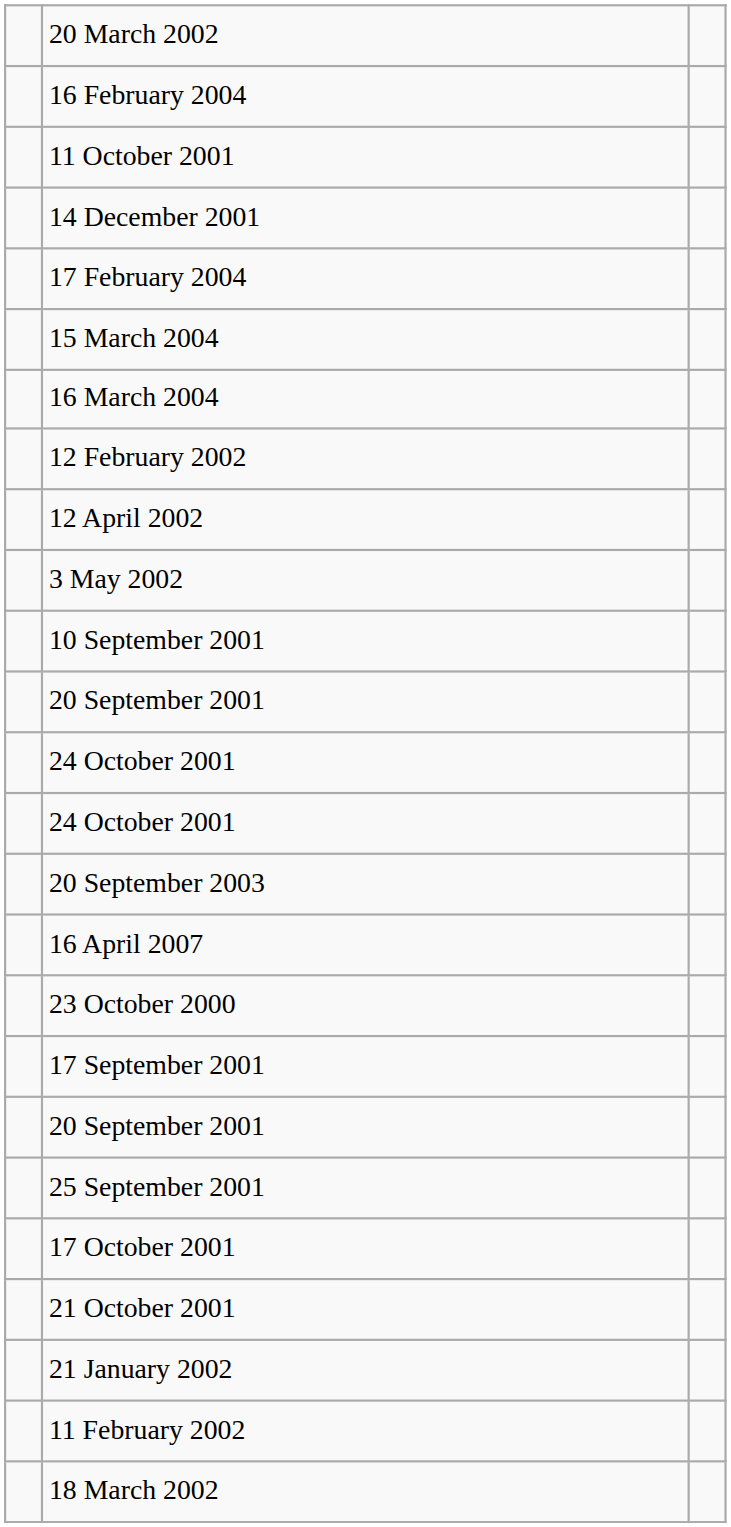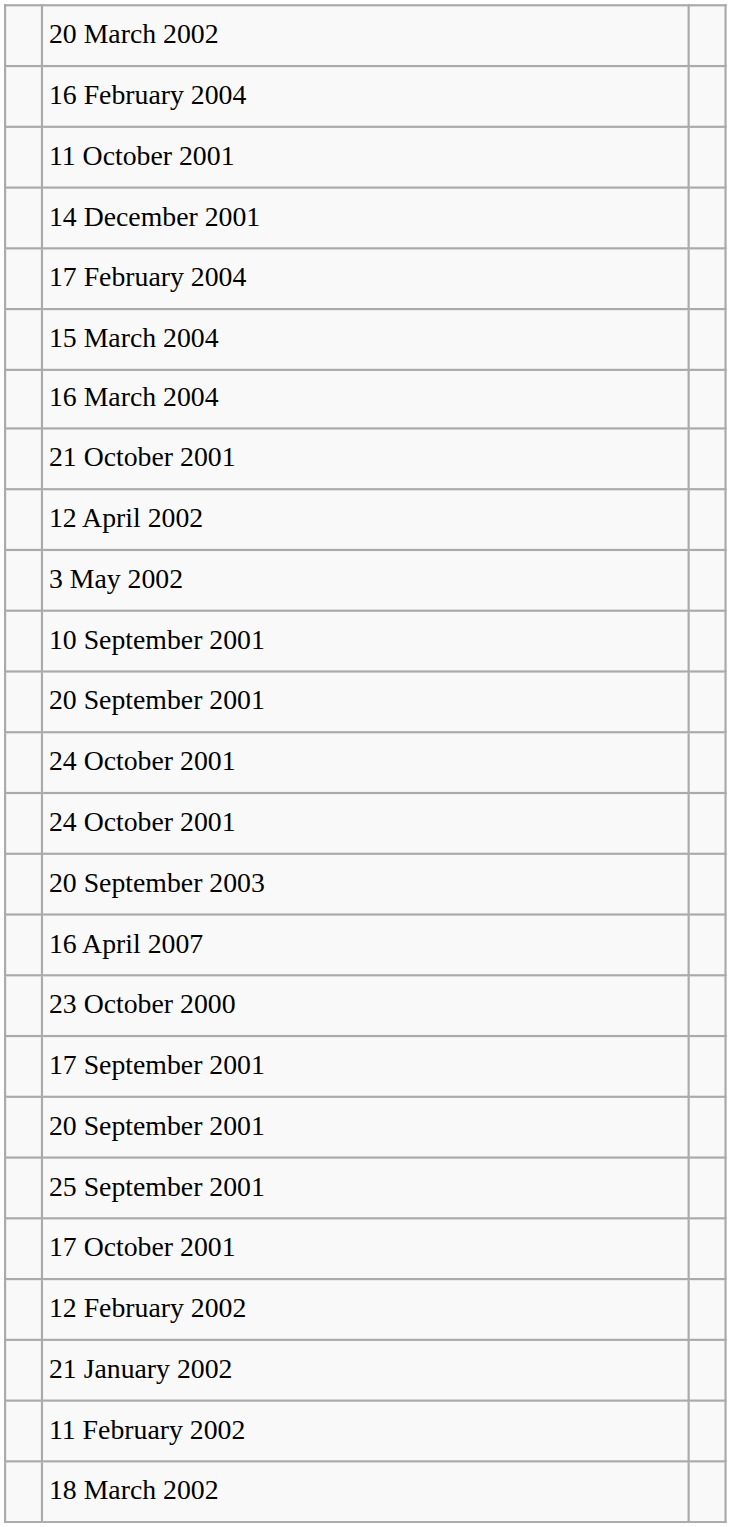rows swapped: (24, 460) <-> (24, 1309)
